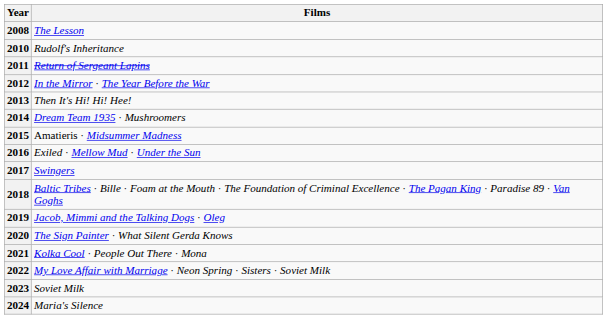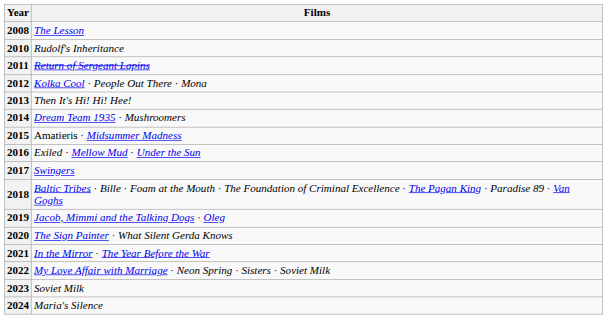(122, 83) In the Mirror · The Year Before the War -> (120, 83) Kolka Cool · People Out There · Mona
(120, 253) Kolka Cool · People Out There · Mona -> (122, 253) In the Mirror · The Year Before the War
